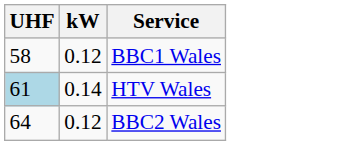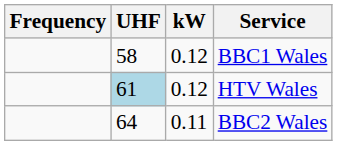+ column: (58, 21)
(83, 88) 0.14 -> (189, 88) 0.12
(83, 122) 0.12 -> (189, 122) 0.11
